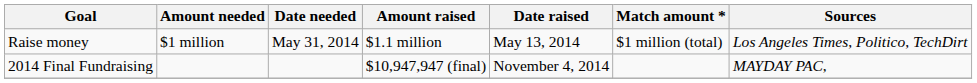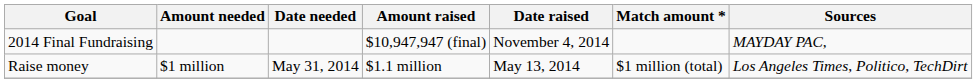rows swapped: (48, 41) <-> (80, 66)
